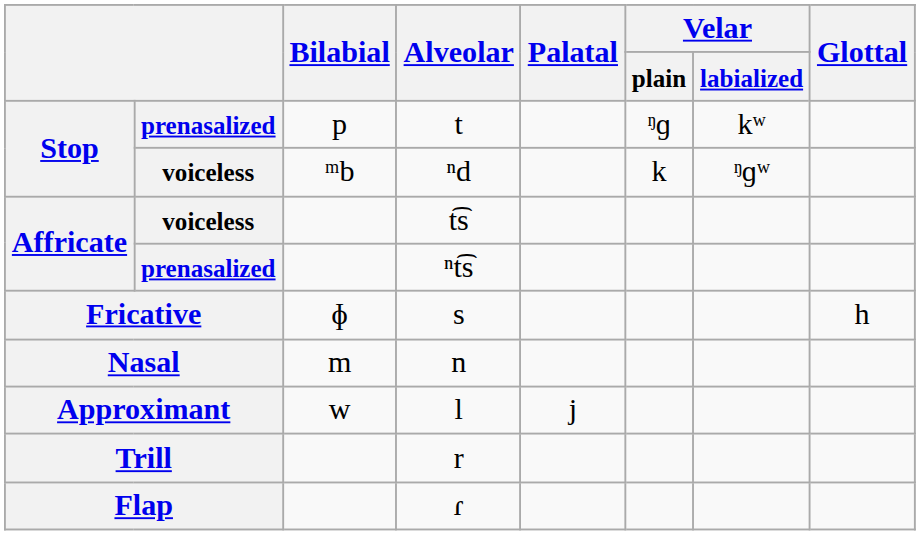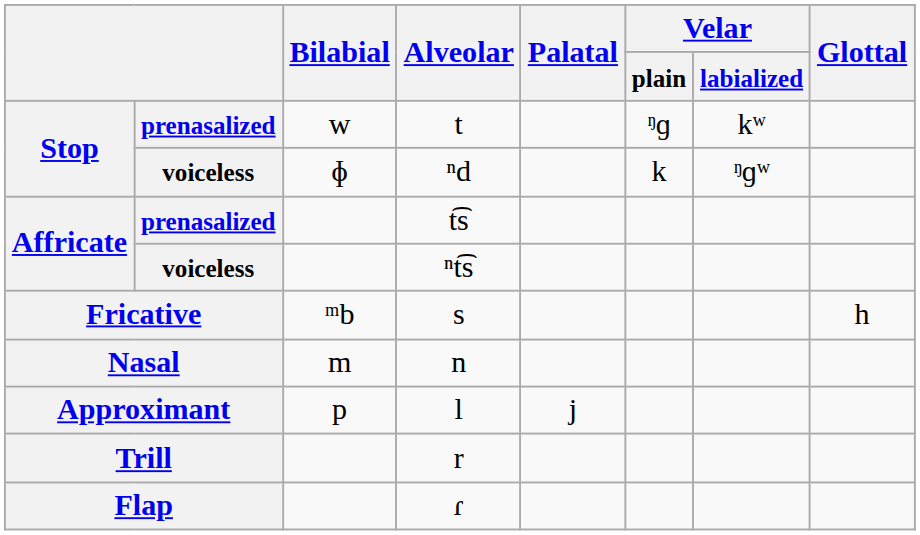(340, 123) p -> (340, 123) w
(340, 171) ᵐb -> (340, 171) ɸ
(208, 221) voiceless -> (208, 219) prenasalized
(208, 266) prenasalized -> (208, 268) voiceless
(340, 314) ɸ -> (340, 314) ᵐb
(340, 409) w -> (340, 409) p
